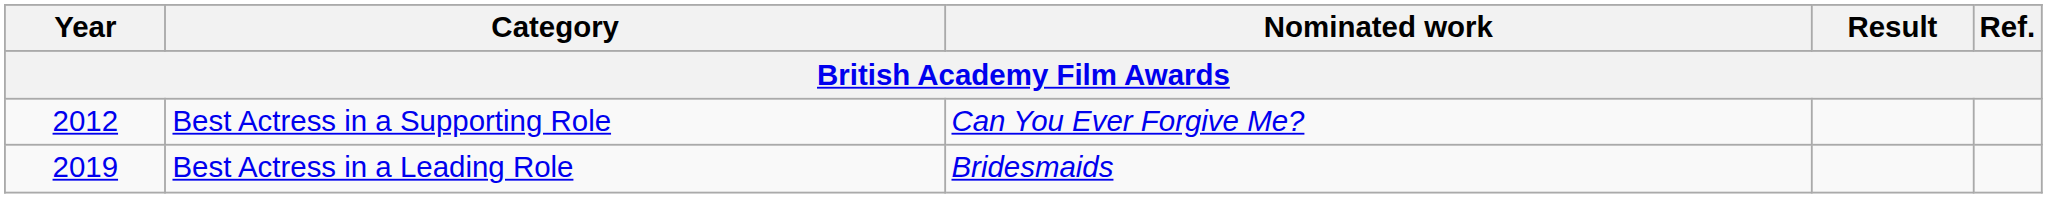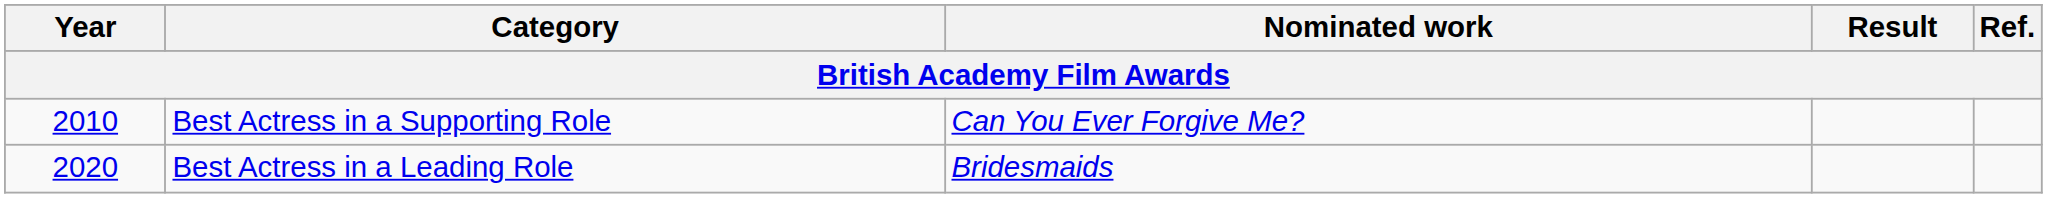(85, 121) 2012 -> (85, 121) 2010
(85, 167) 2019 -> (85, 167) 2020
